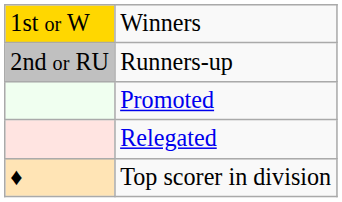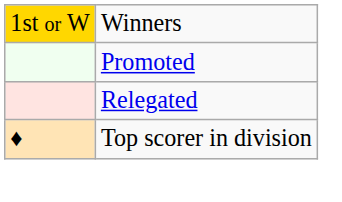- row: (176, 61)
